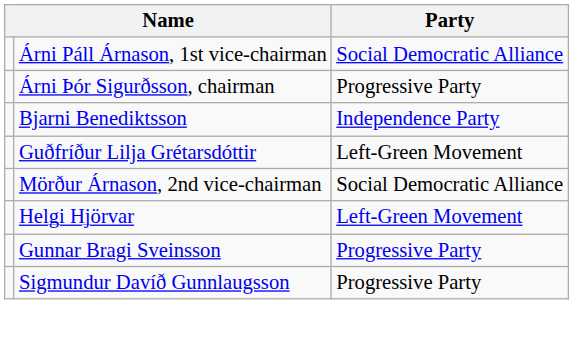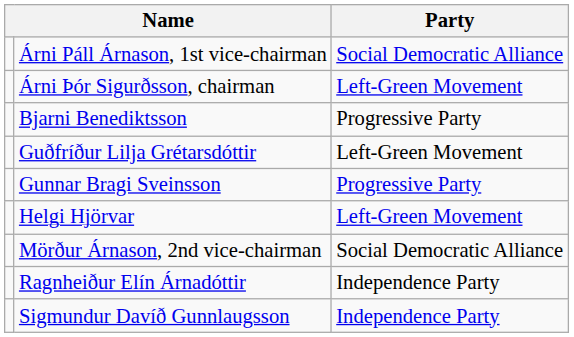(409, 86) Progressive Party -> (429, 86) Left-Green Movement
(418, 119) Independence Party -> (409, 119) Progressive Party
rows swapped: (120, 250) <-> (170, 184)
+ row: (132, 282)
(409, 282) Progressive Party -> (418, 315) Independence Party
